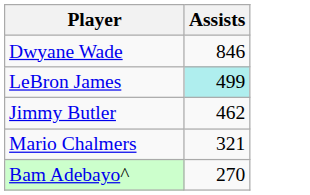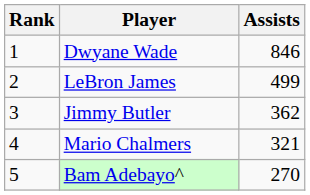+ column: (32, 19)
(231, 81) paleturquoise background -> (285, 81) no background
(231, 112) 462 -> (285, 112) 362
